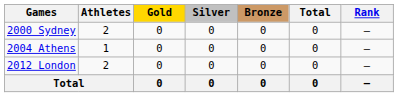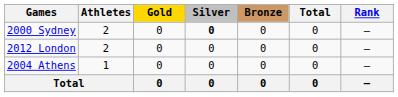(211, 30) normal -> (211, 30) bold
rows swapped: (41, 48) <-> (41, 65)
